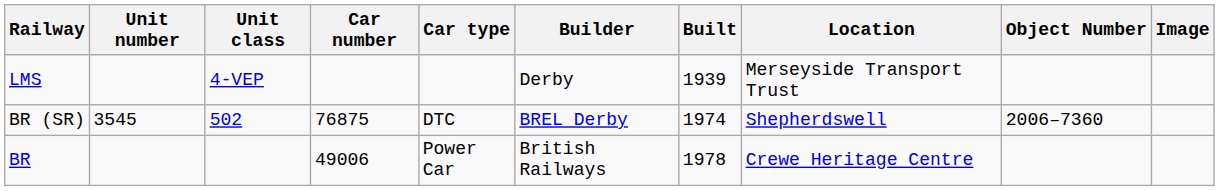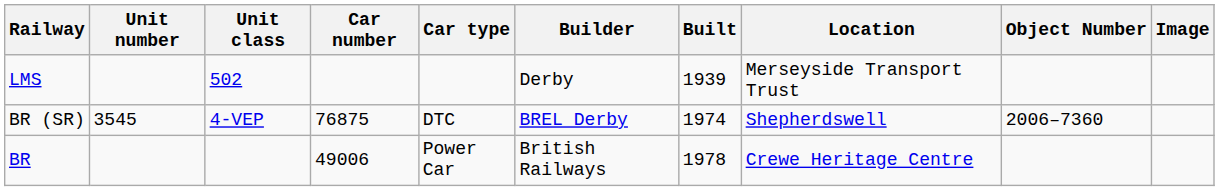(237, 80) 4-VEP -> (226, 80) 502
(226, 120) 502 -> (237, 120) 4-VEP
